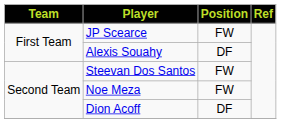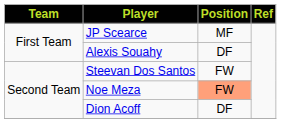(224, 33) FW -> (224, 33) MF
(224, 90) no background -> (224, 90) lightsalmon background
